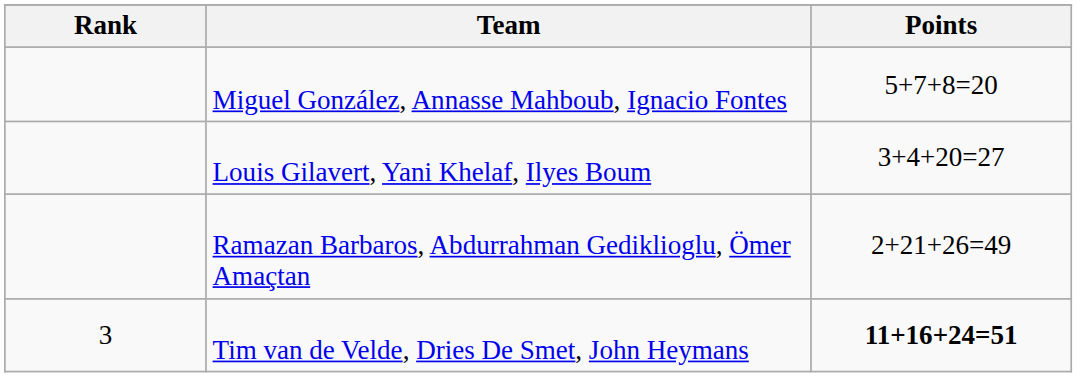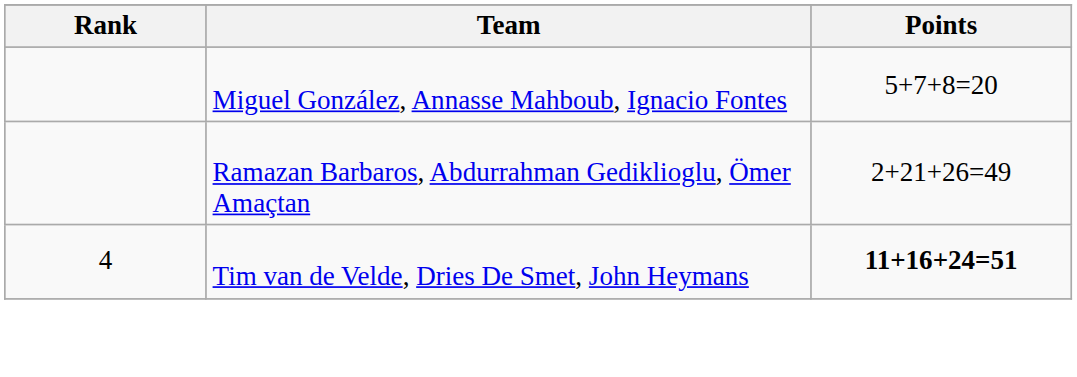- row: (432, 172)
(106, 334) 3 -> (106, 261) 4
